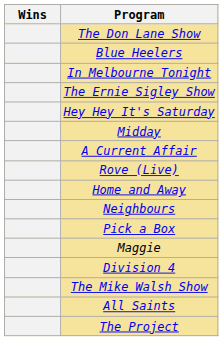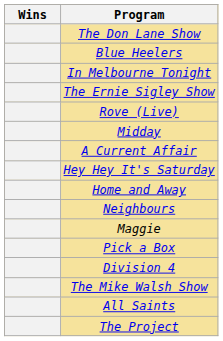rows swapped: (139, 112) <-> (139, 170)
rows swapped: (139, 229) <-> (139, 248)
